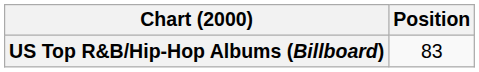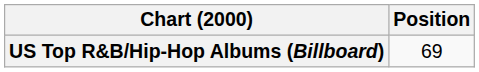(432, 50) 83 -> (432, 50) 69
